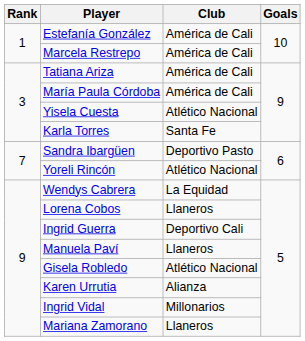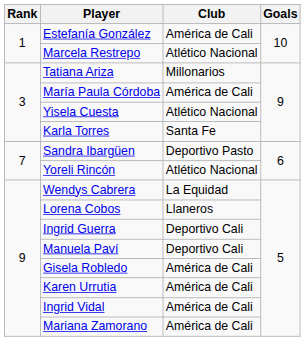(209, 53) América de Cali -> (212, 53) Atlético Nacional
(209, 72) América de Cali -> (195, 72) Millonarios
(189, 248) Llaneros -> (205, 248) Deportivo Cali
(212, 268) Atlético Nacional -> (209, 268) América de Cali
(186, 287) Alianza -> (209, 287) América de Cali
(195, 307) Millonarios -> (209, 307) América de Cali
(189, 326) Llaneros -> (209, 326) América de Cali
